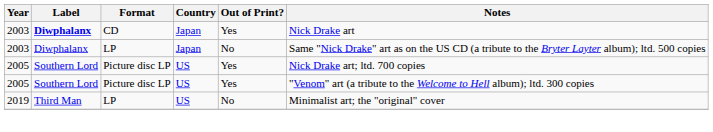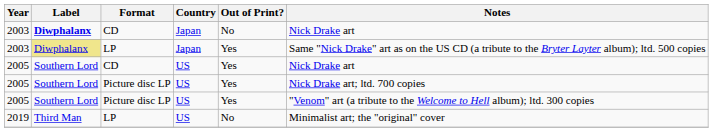(229, 30) Yes -> (227, 30) No
(61, 48) no background -> (61, 48) khaki background
(227, 48) No -> (229, 48) Yes
+ row: (18, 65)
